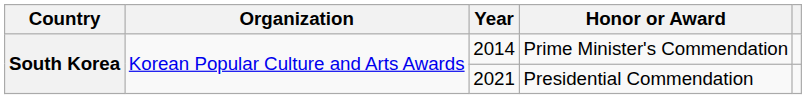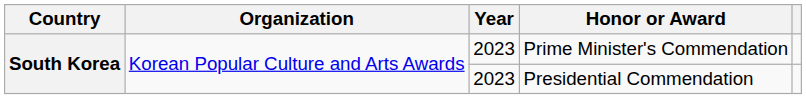(494, 49) 2014 -> (494, 49) 2023
(494, 78) 2021 -> (494, 78) 2023
